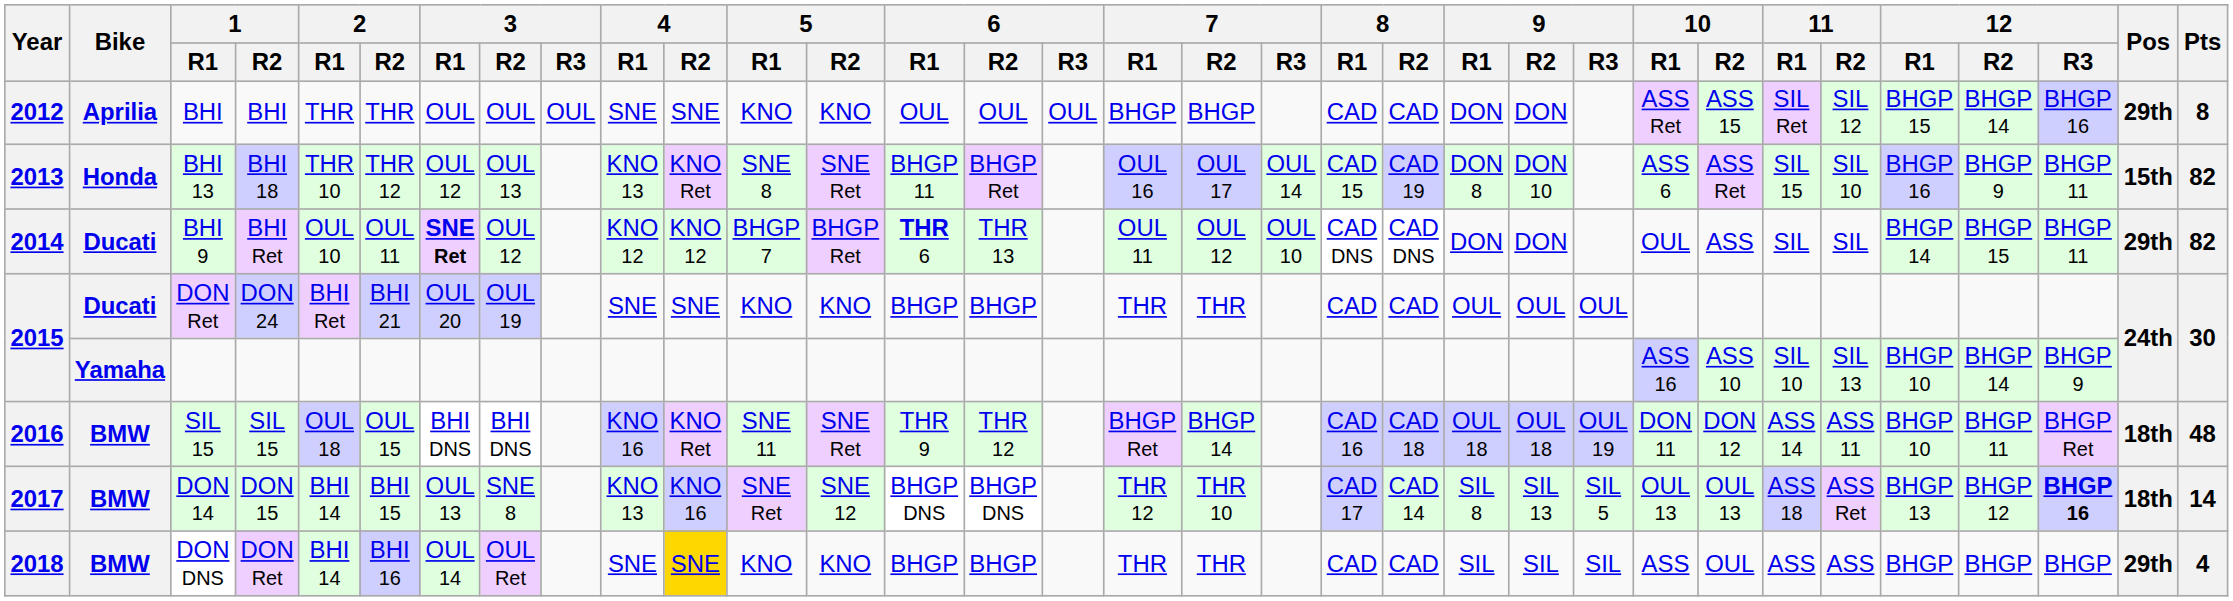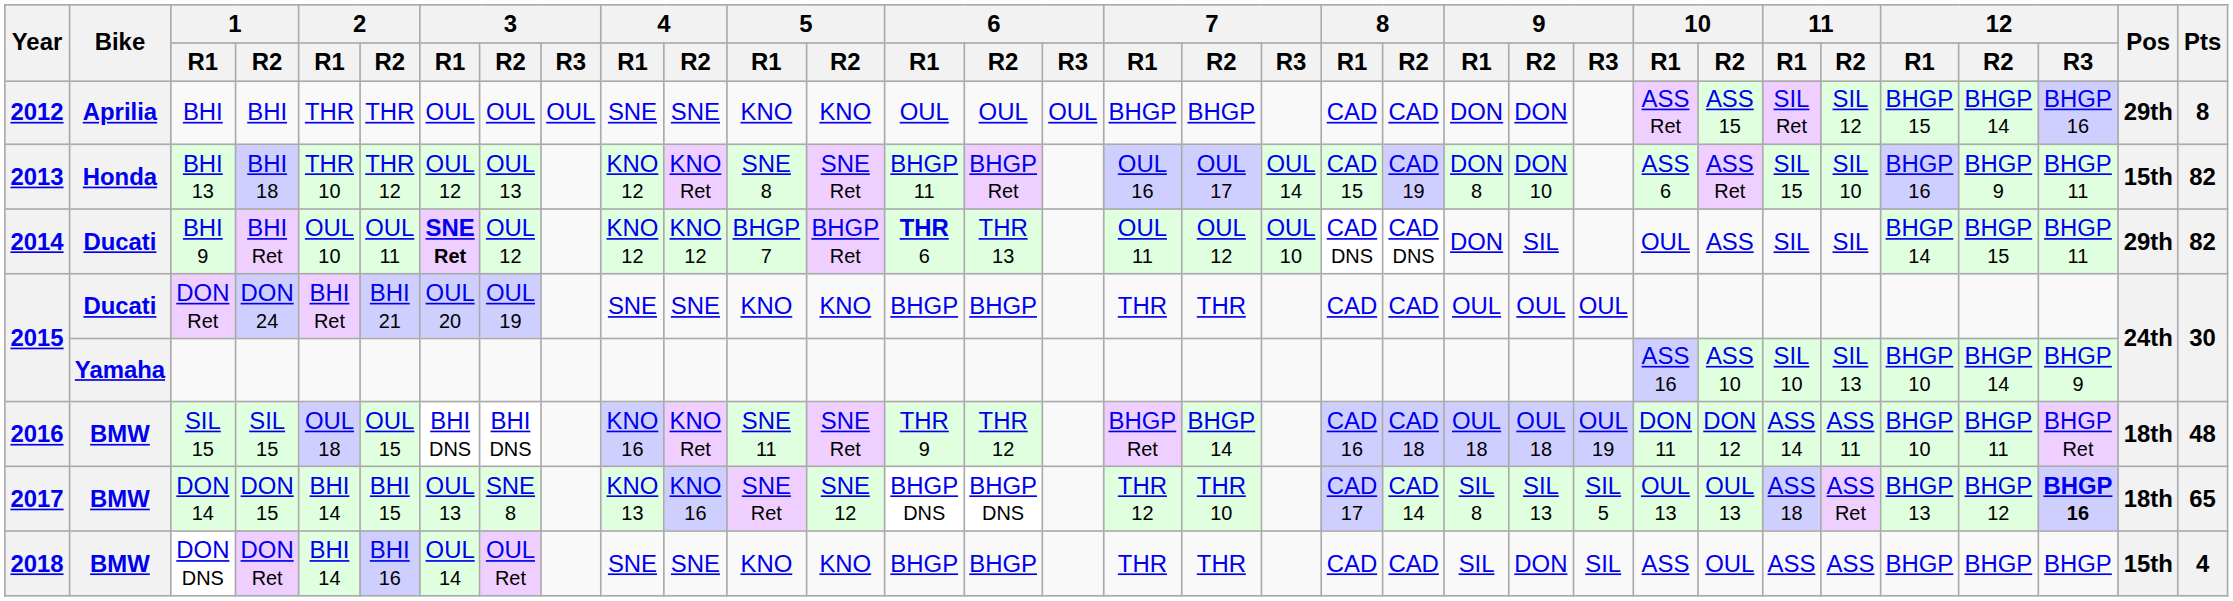(632, 177) KNO 13 -> (632, 177) KNO 12
(1541, 242) DON -> (1541, 242) SIL
(2203, 499) 14 -> (2203, 499) 65
(695, 563) gold background -> (695, 563) no background
(1541, 563) SIL -> (1541, 563) DON
(2148, 563) 29th -> (2148, 563) 15th
